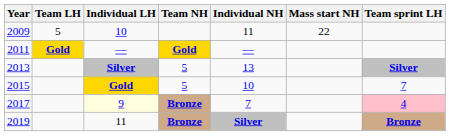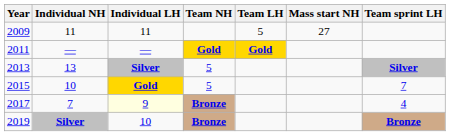columns swapped: (248, 13) <-> (58, 13)
(121, 31) 10 -> (145, 31) 11
(324, 31) 22 -> (324, 31) 27
(403, 103) pink background -> (403, 103) no background
(121, 121) 11 -> (145, 121) 10
